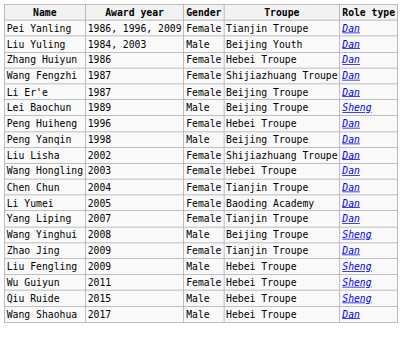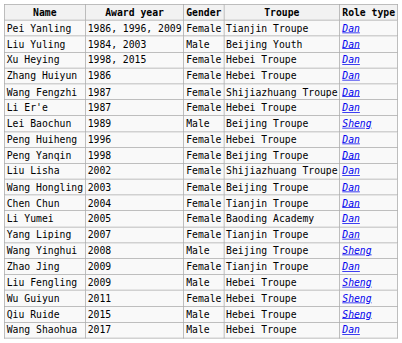+ row: (33, 60)
(267, 92) Beijing Troupe -> (261, 108) Hebei Troupe
(198, 139) Male -> (204, 155) Female
(261, 171) Hebei Troupe -> (267, 187) Beijing Troupe
